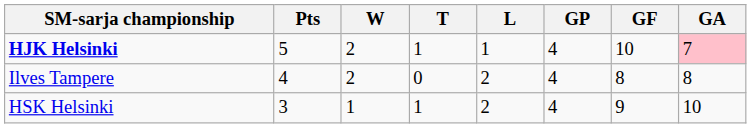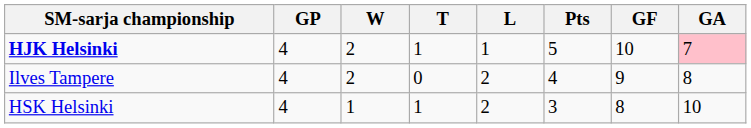columns swapped: (577, 19) <-> (308, 19)
(620, 78) 8 -> (620, 78) 9
(620, 107) 9 -> (620, 107) 8
